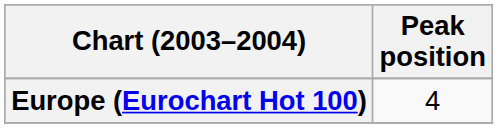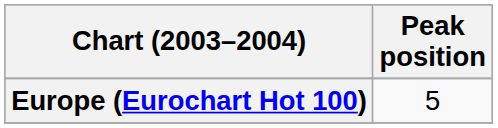(433, 100) 4 -> (433, 100) 5
